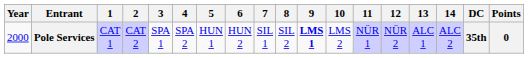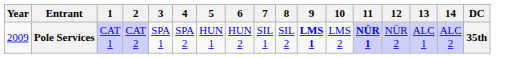- column: (506, 13)
(18, 37) 2000 -> (18, 37) 2009
(367, 37) normal -> (368, 37) bold
